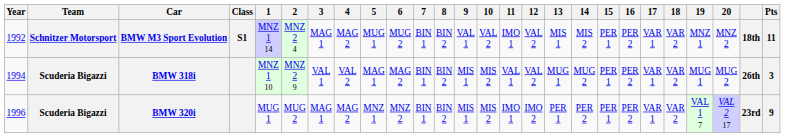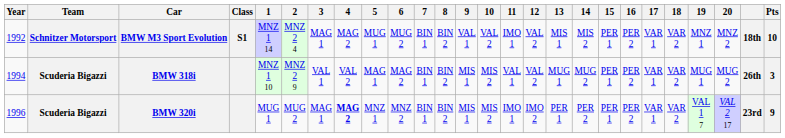(771, 38) 11 -> (772, 38) 10
(347, 113) normal -> (348, 113) bold
